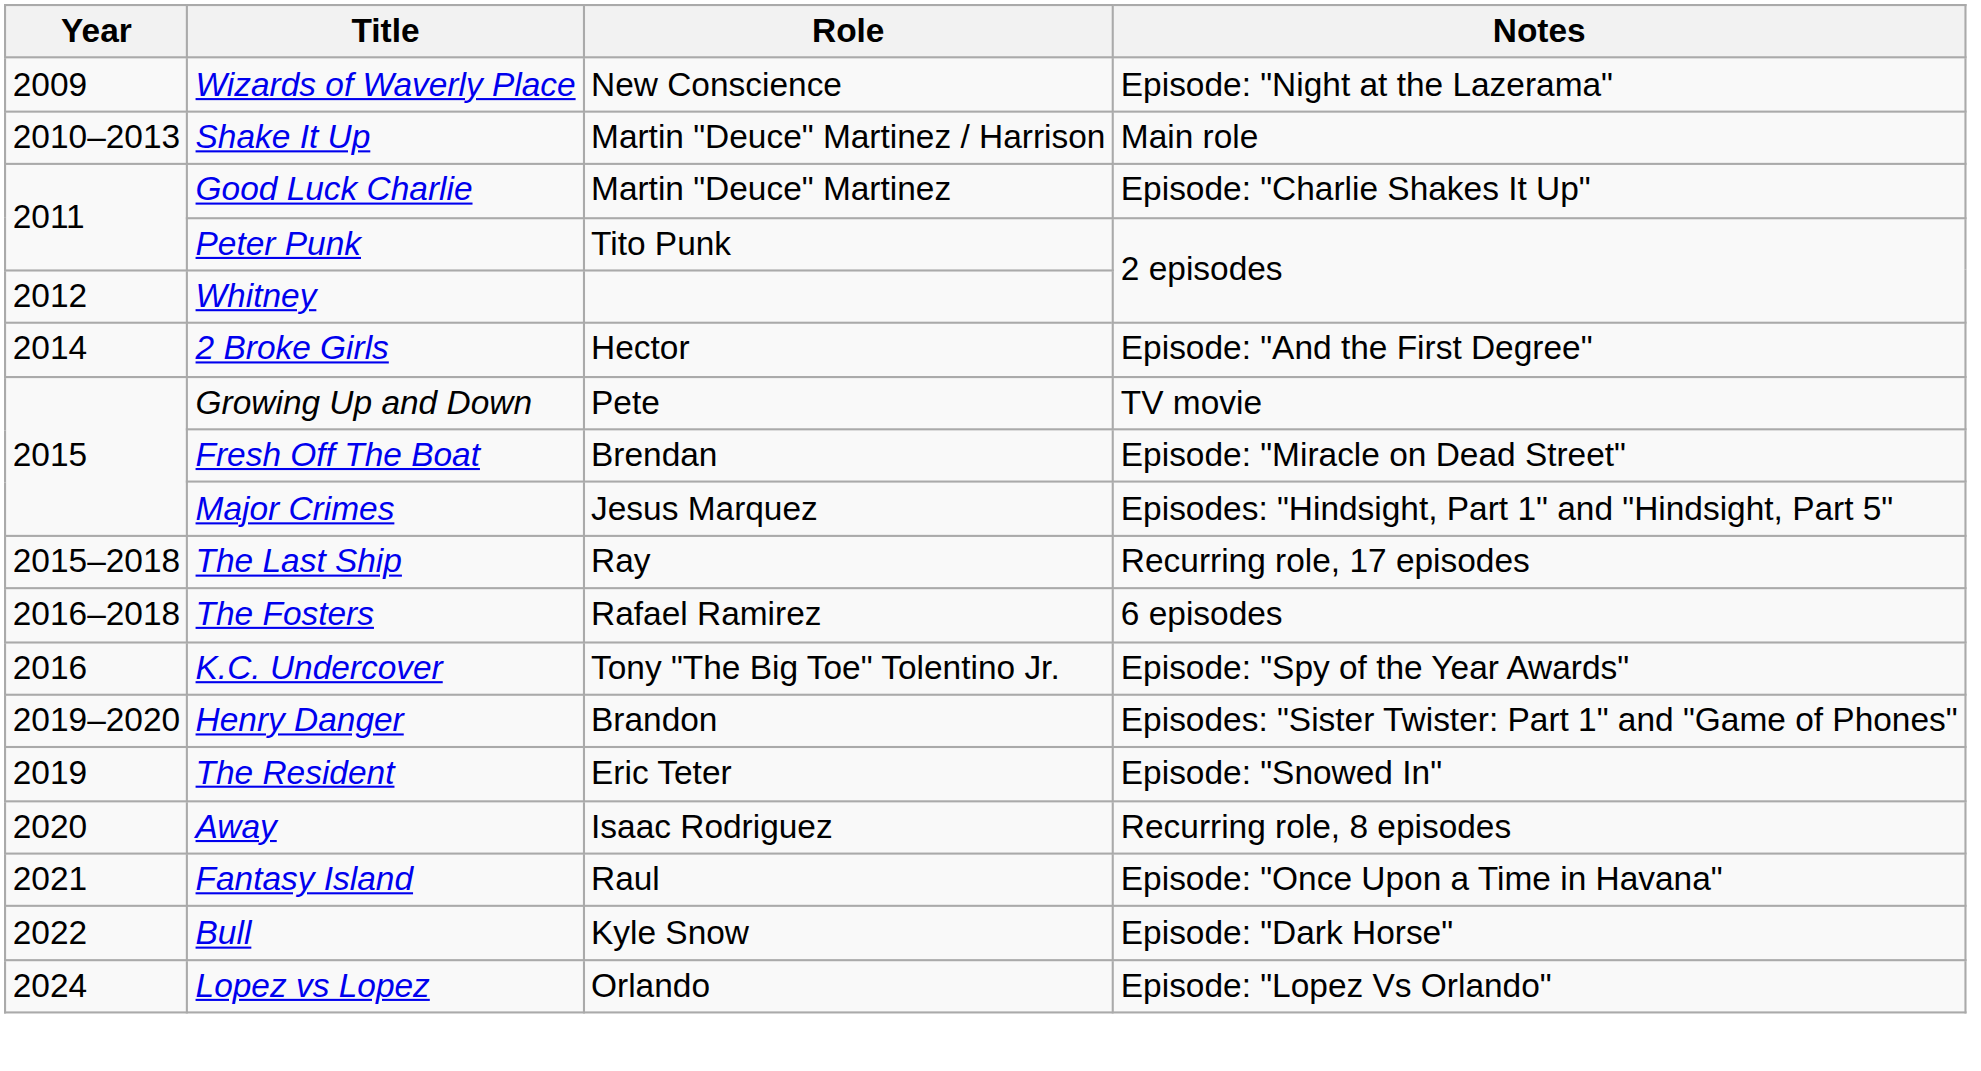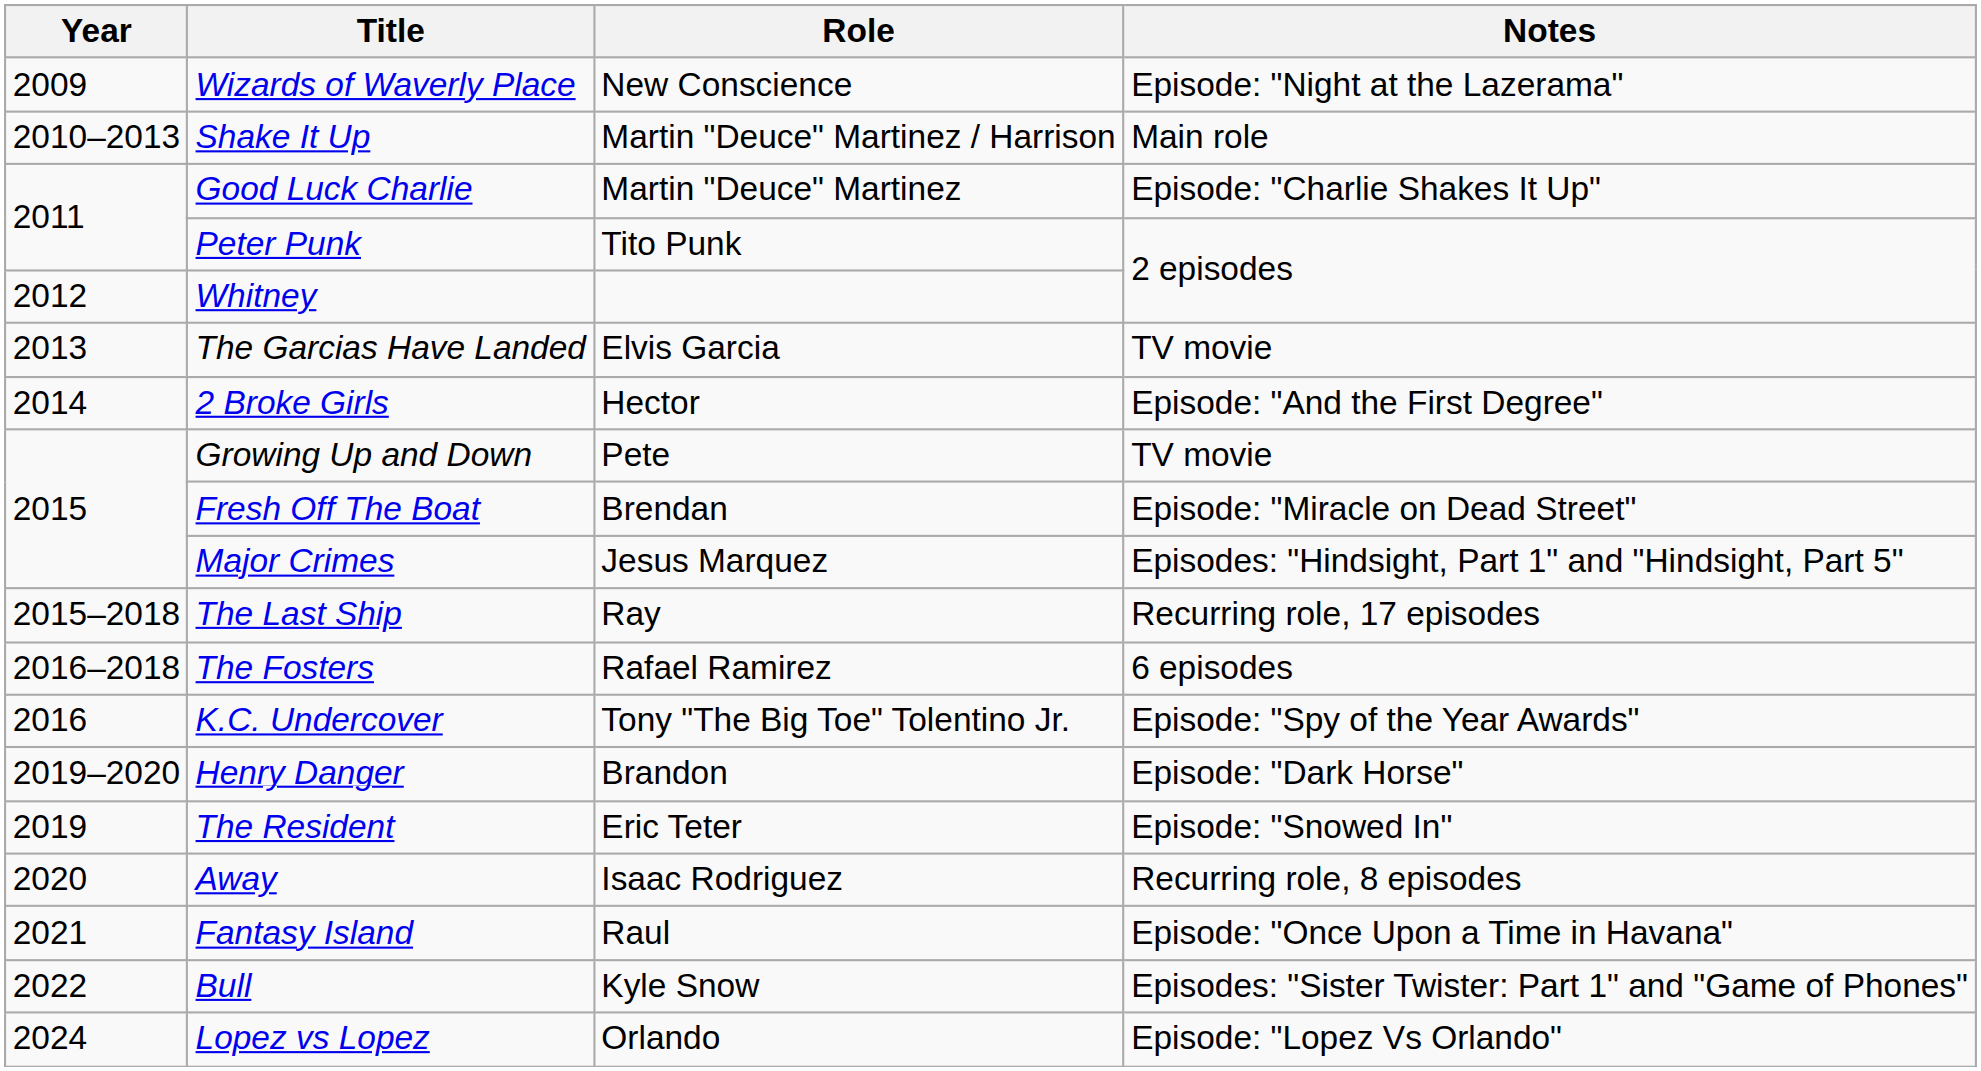+ row: (391, 349)
(1539, 720) Episodes: "Sister Twister: Part 1" and "Game of Phones" -> (1297, 773) Episode: "Dark Horse"
(1287, 932) Episode: "Dark Horse" -> (1550, 985) Episodes: "Sister Twister: Part 1" and "Game of Phones"
